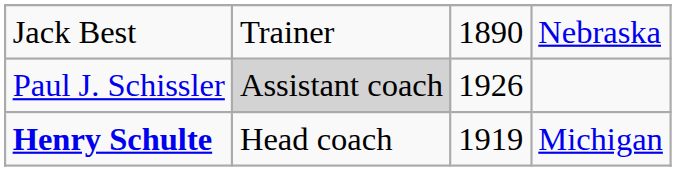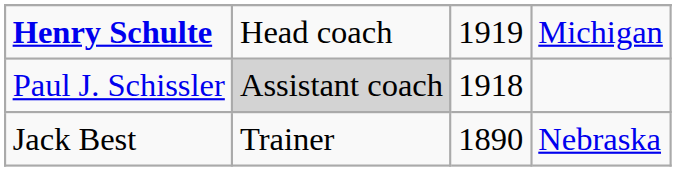rows swapped: (112, 138) <-> (74, 31)
(491, 85) 1926 -> (491, 85) 1918
